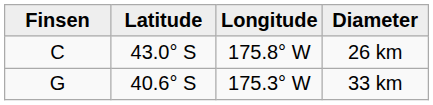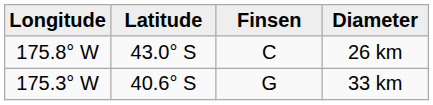columns swapped: (58, 20) <-> (269, 20)
